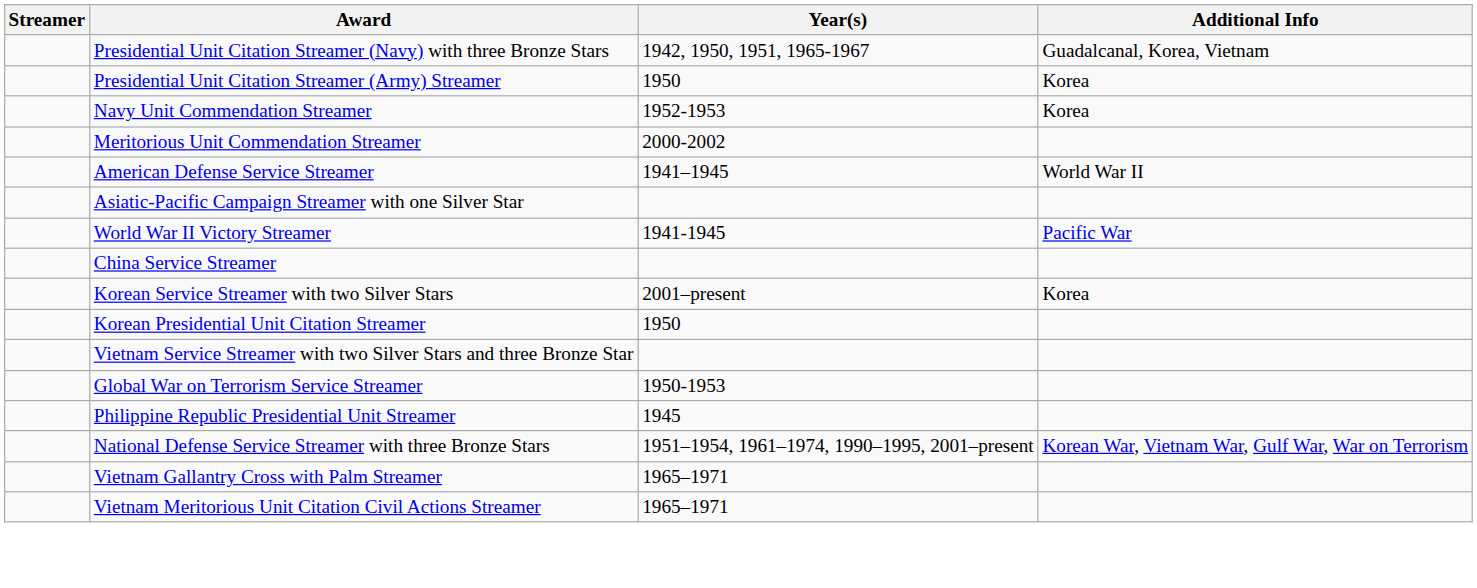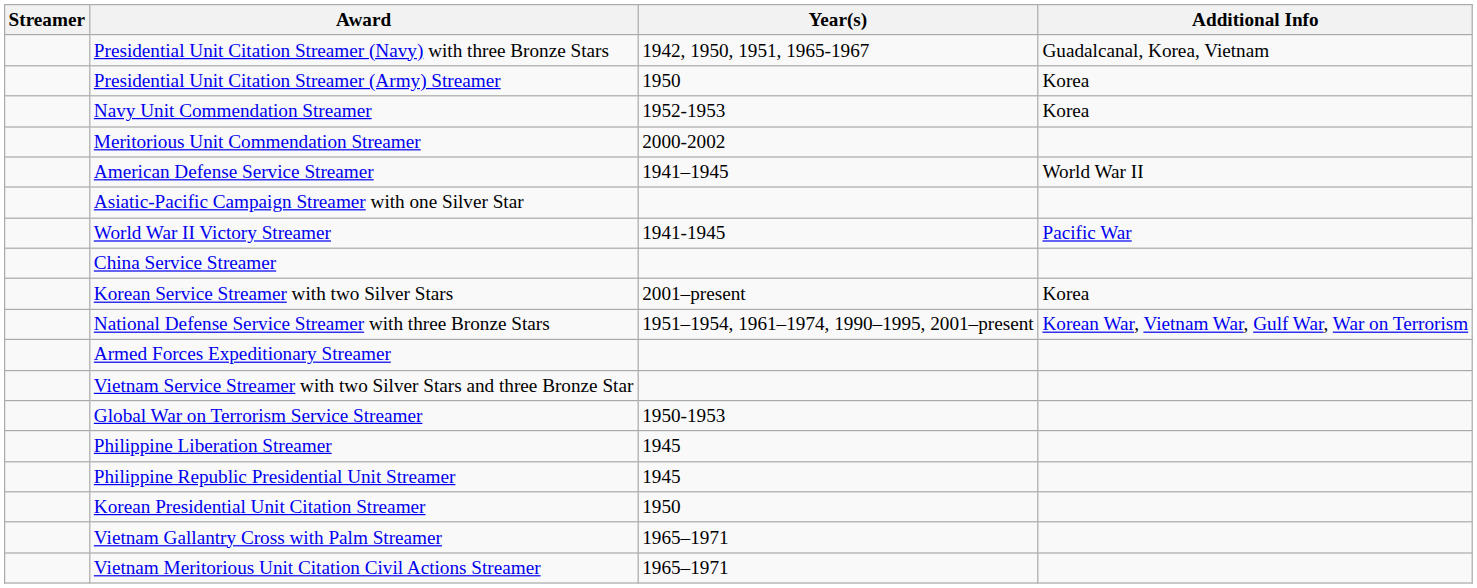rows swapped: (322, 446) <-> (260, 324)
+ row: (242, 354)
+ row: (213, 446)
